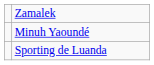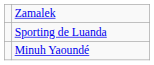rows swapped: (61, 50) <-> (52, 32)
